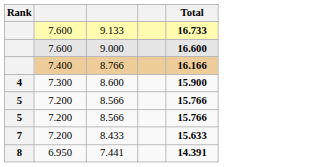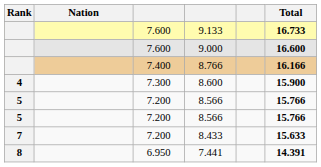+ column: (83, 12)
